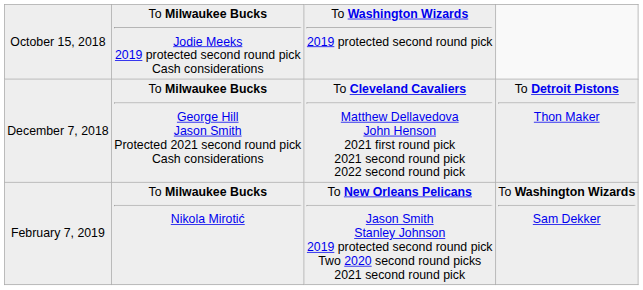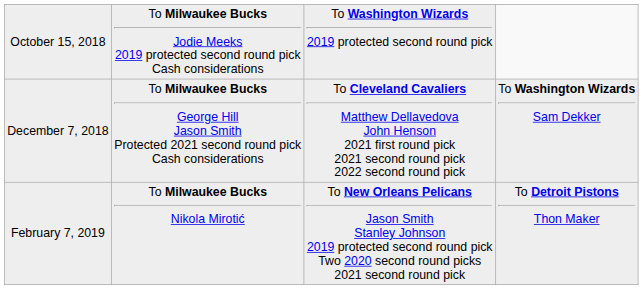(567, 103) To Detroit Pistons Thon Maker -> (567, 103) To Washington Wizards Sam Dekker
(567, 205) To Washington Wizards Sam Dekker -> (567, 205) To Detroit Pistons Thon Maker
